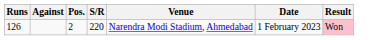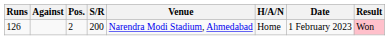+ column: (271, 12)
(97, 27) 220 -> (97, 27) 200
